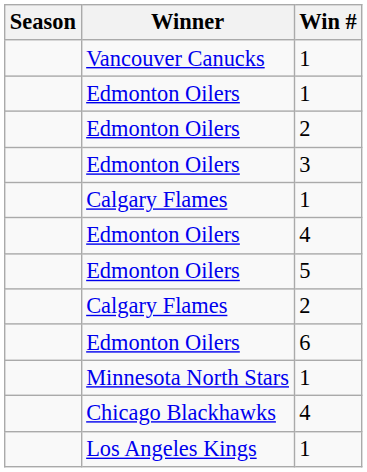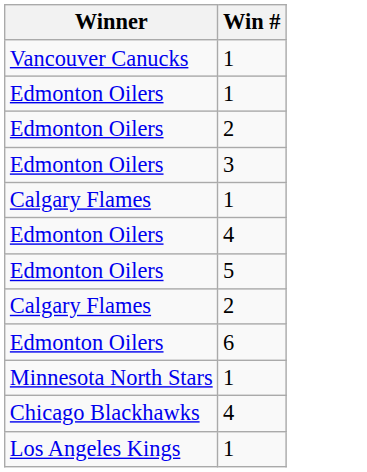- column: (43, 22)
